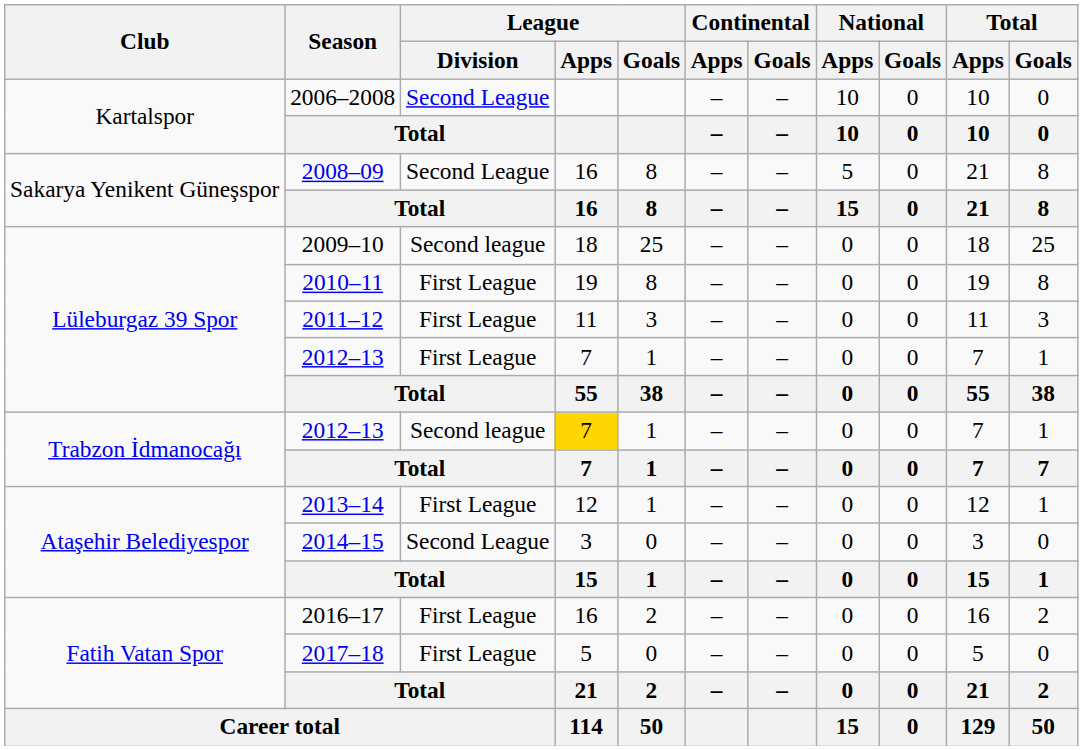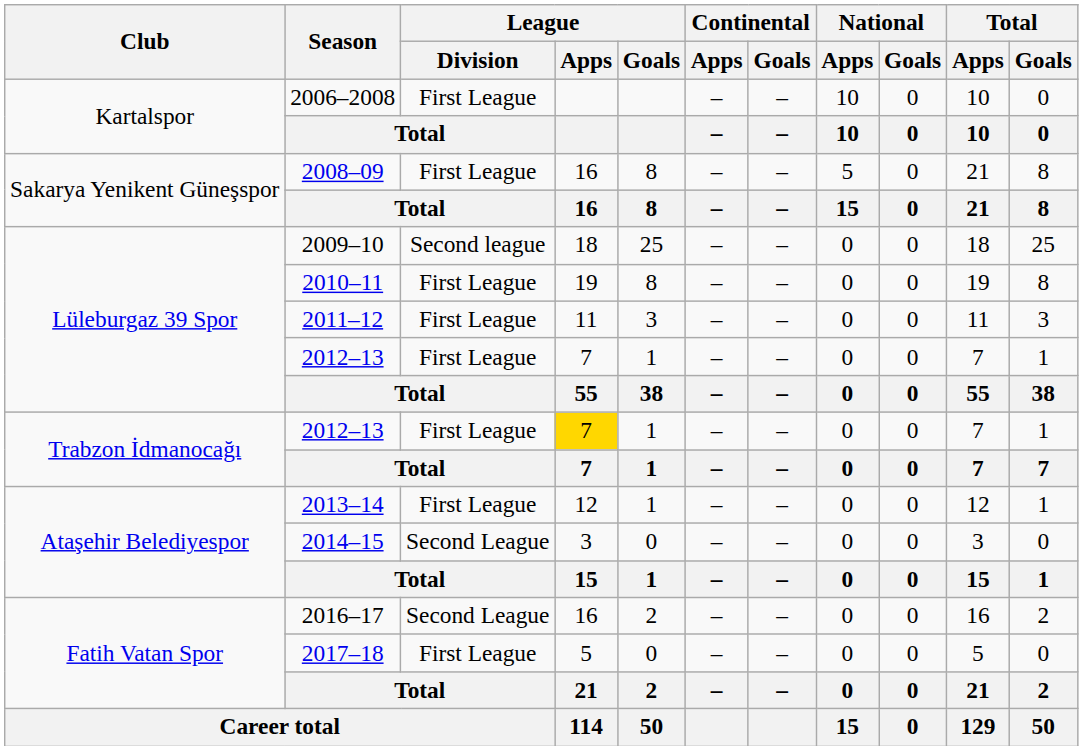(478, 97) Second League -> (478, 97) First League
(478, 171) Second League -> (478, 171) First League
(478, 430) Second league -> (478, 430) First League
(478, 615) First League -> (478, 615) Second League
